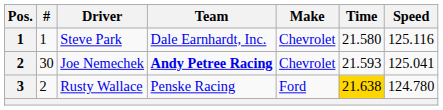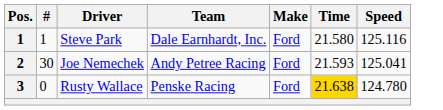(307, 40) Chevrolet -> (286, 40) Ford
(212, 63) bold -> (208, 63) normal
(307, 63) Chevrolet -> (286, 63) Ford
(43, 87) 2 -> (43, 87) 0
